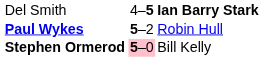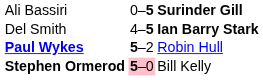+ row: (36, 10)
